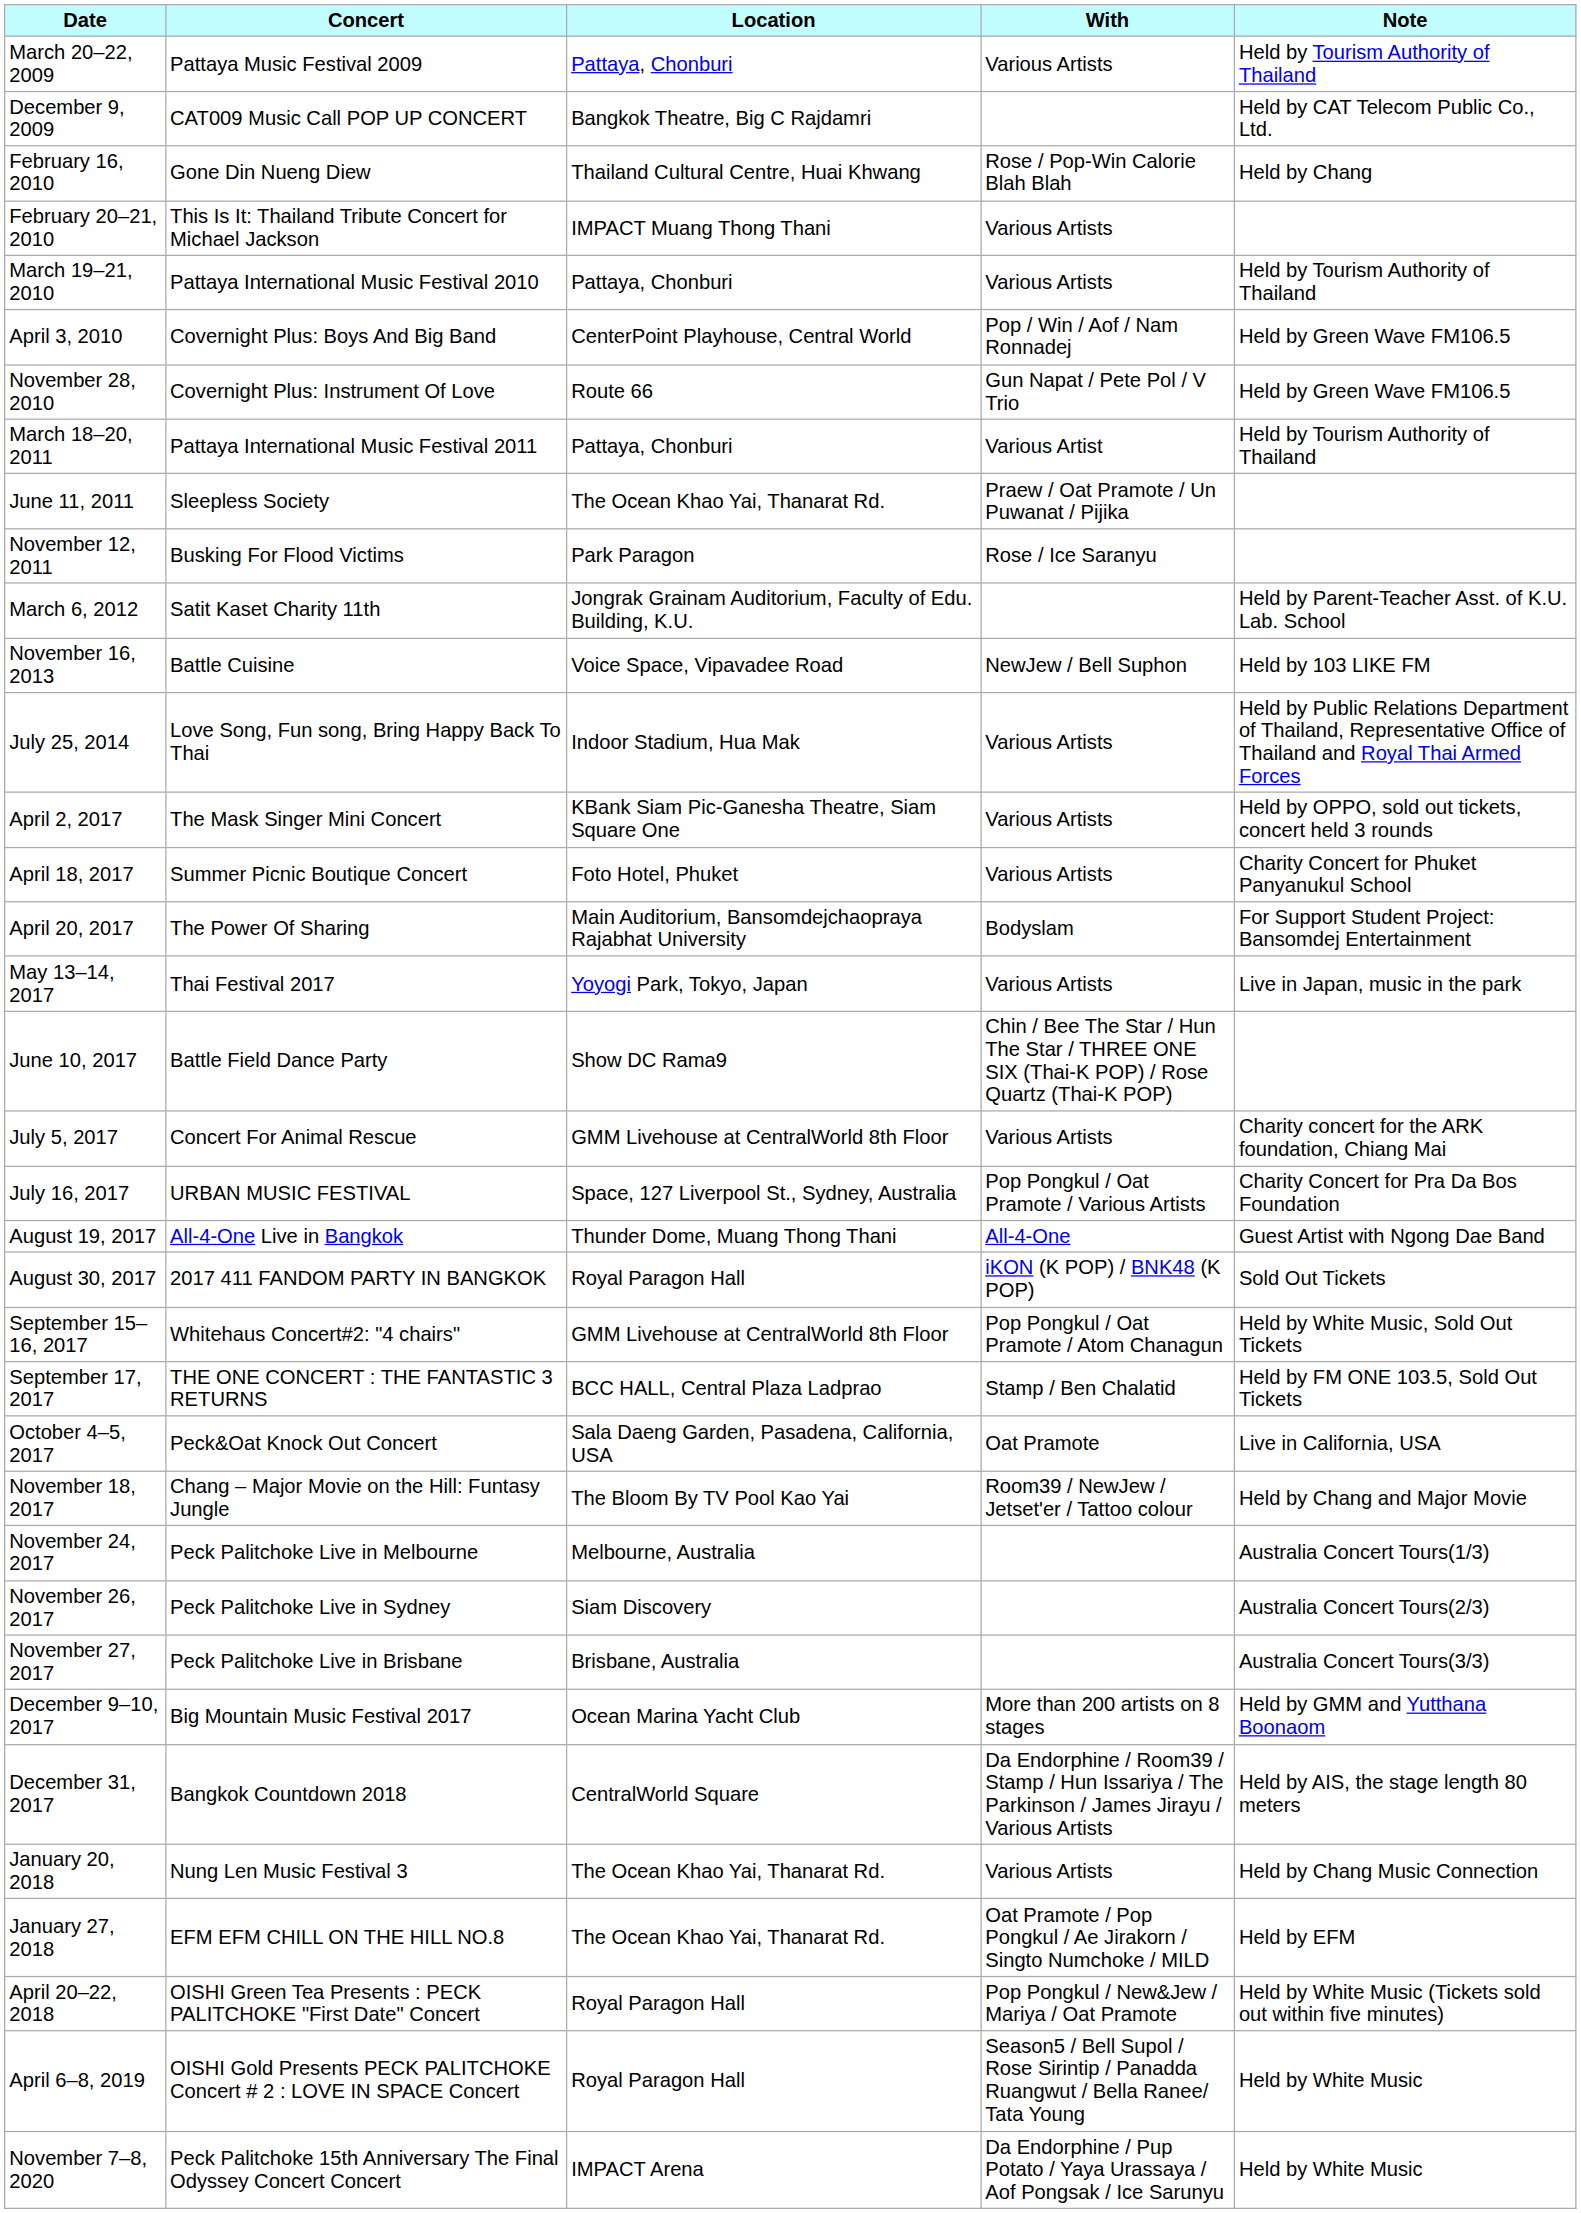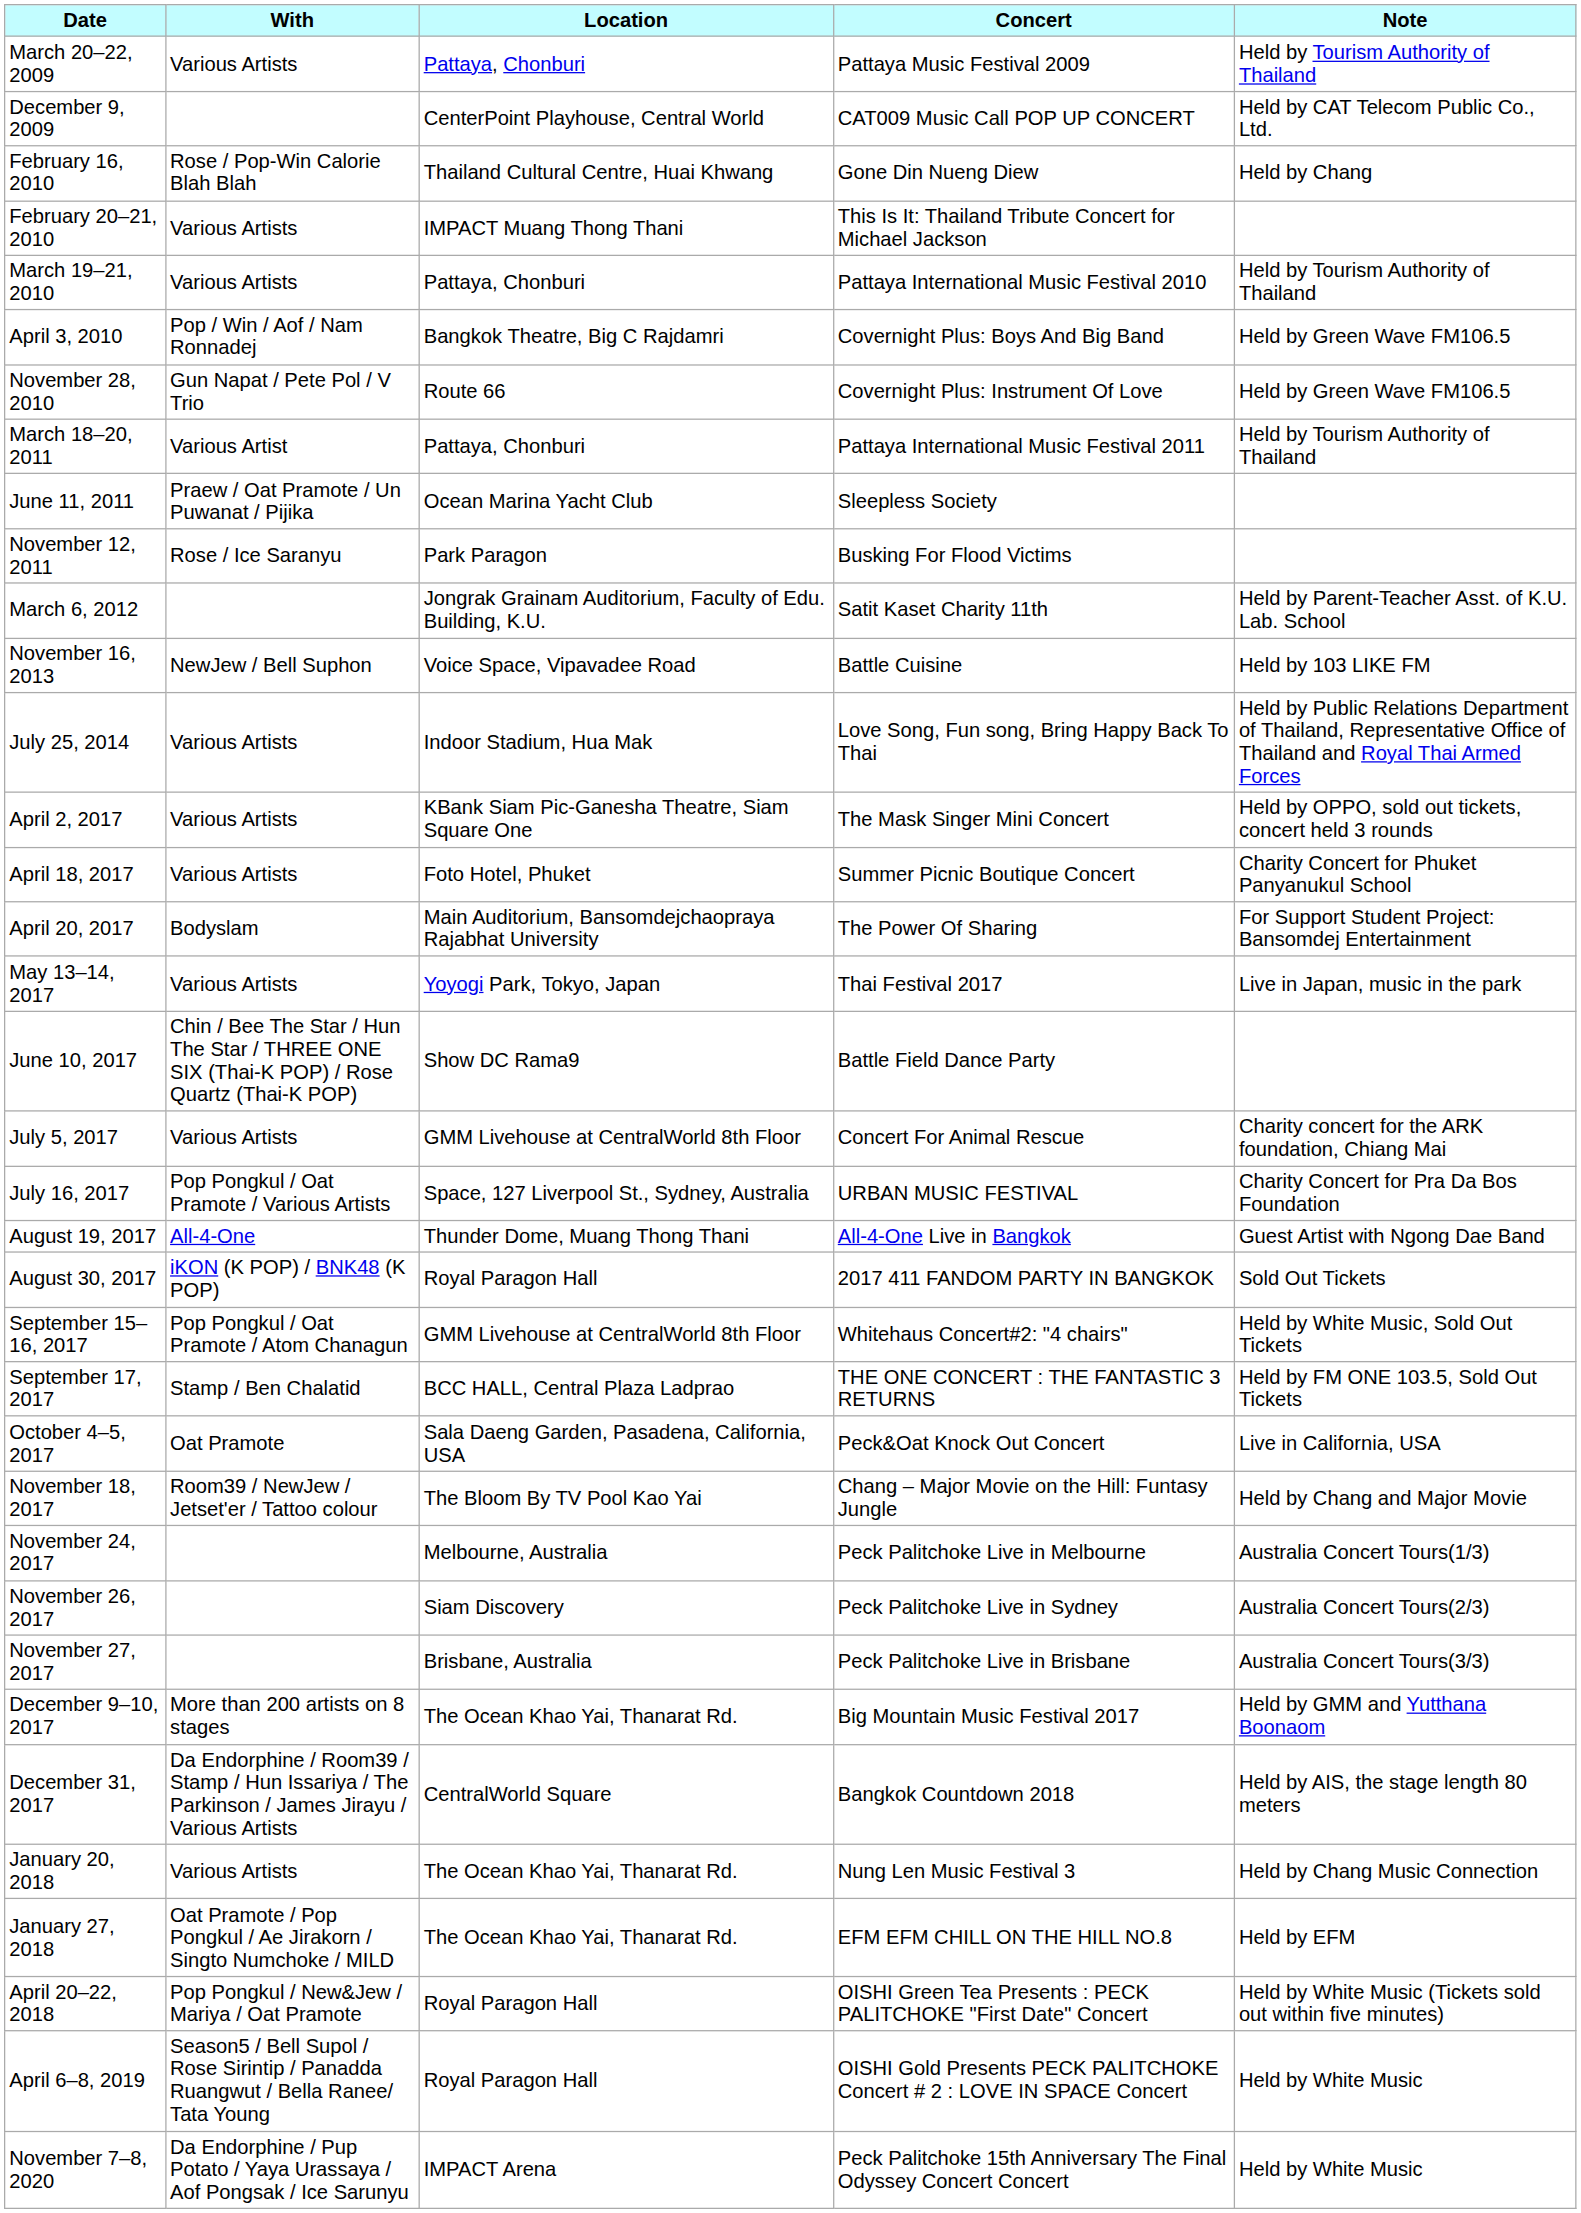columns swapped: (366, 20) <-> (1107, 20)
(721, 118) Bangkok Theatre, Big C Rajdamri -> (594, 118) CenterPoint Playhouse, Central World
(741, 337) CenterPoint Playhouse, Central World -> (574, 337) Bangkok Theatre, Big C Rajdamri
(728, 501) The Ocean Khao Yai, Thanarat Rd. -> (538, 501) Ocean Marina Yacht Club
(686, 1716) Ocean Marina Yacht Club -> (581, 1716) The Ocean Khao Yai, Thanarat Rd.
